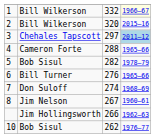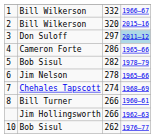(136, 11) lightyellow background -> (136, 11) no background
(60, 37) Chehales Tapscott -> (43, 37) Don Suloff
(112, 50) 288 -> (112, 50) 286
(46, 75) Bill Turner -> (43, 75) Jim Nelson
(112, 75) 276 -> (112, 75) 278
(43, 88) Don Suloff -> (60, 88) Chehales Tapscott
(43, 101) Jim Nelson -> (46, 101) Bill Turner
(112, 101) 267 -> (112, 101) 266
